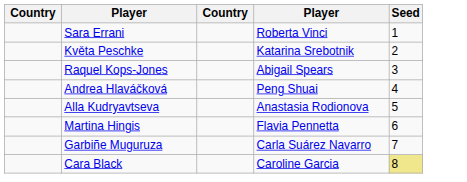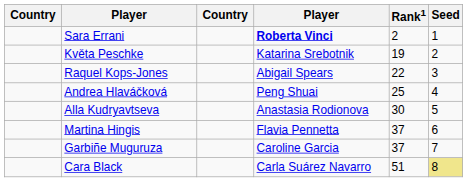+ column: (409, 15)
(292, 32) normal -> (295, 35) bold
(314, 145) Carla Suárez Navarro -> (298, 148) Caroline Garcia
(298, 164) Caroline Garcia -> (314, 167) Carla Suárez Navarro
